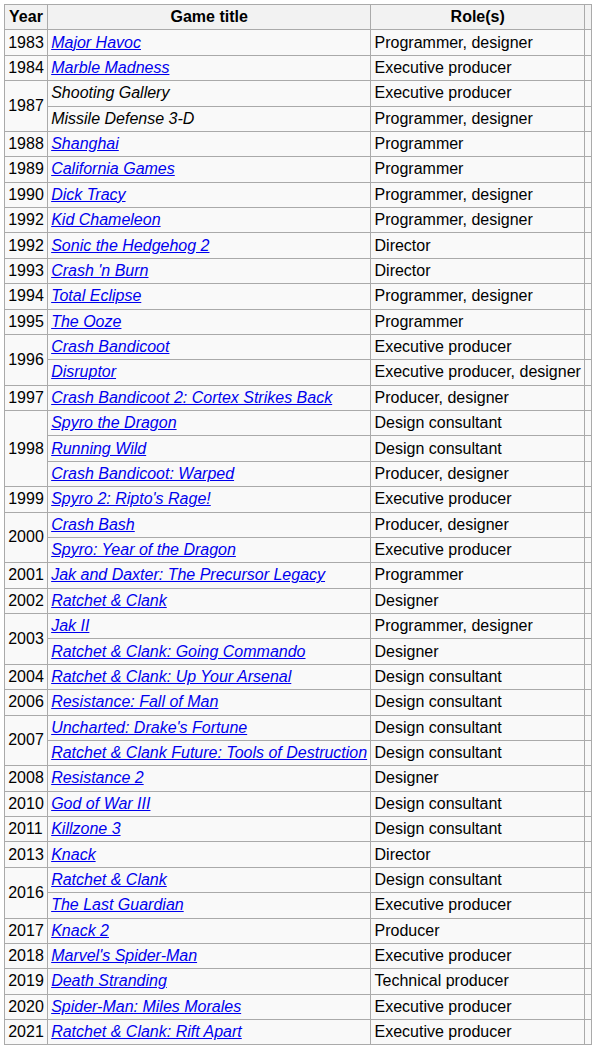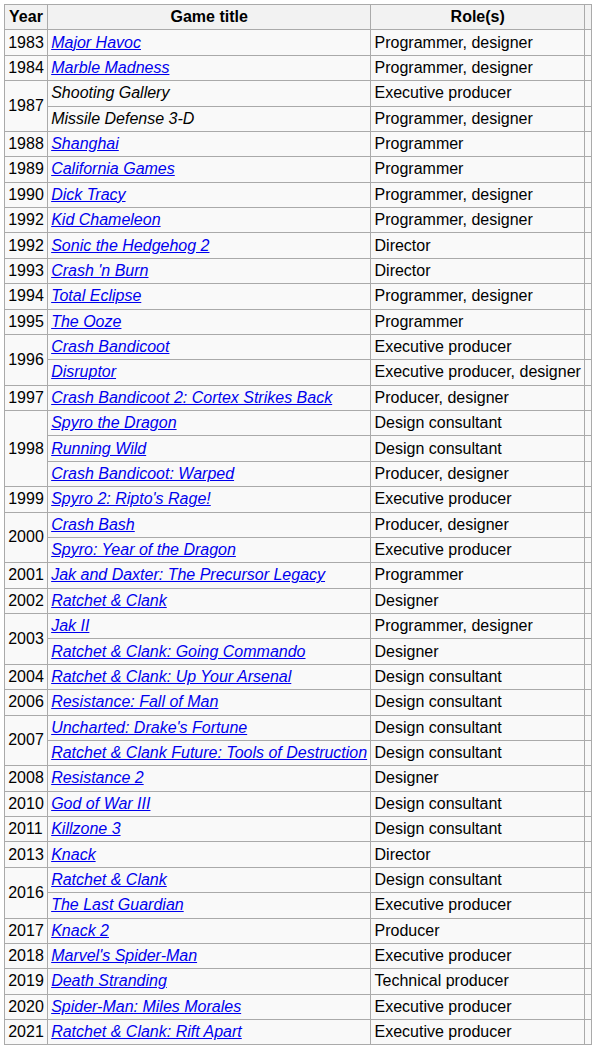(443, 67) Executive producer -> (454, 67) Programmer, designer
